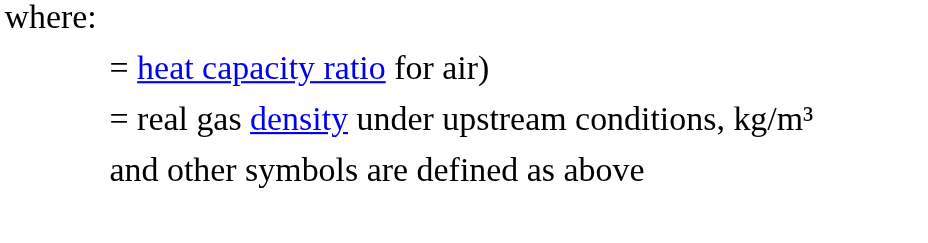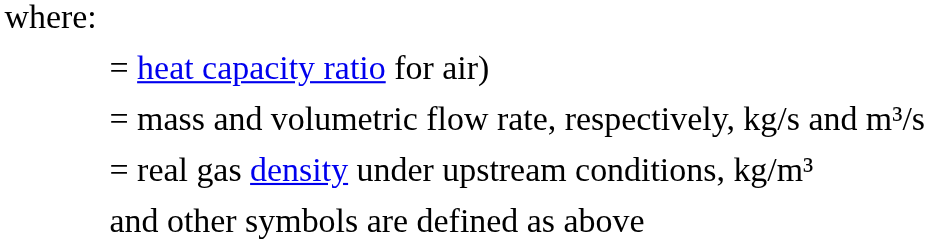+ row: (517, 118)
